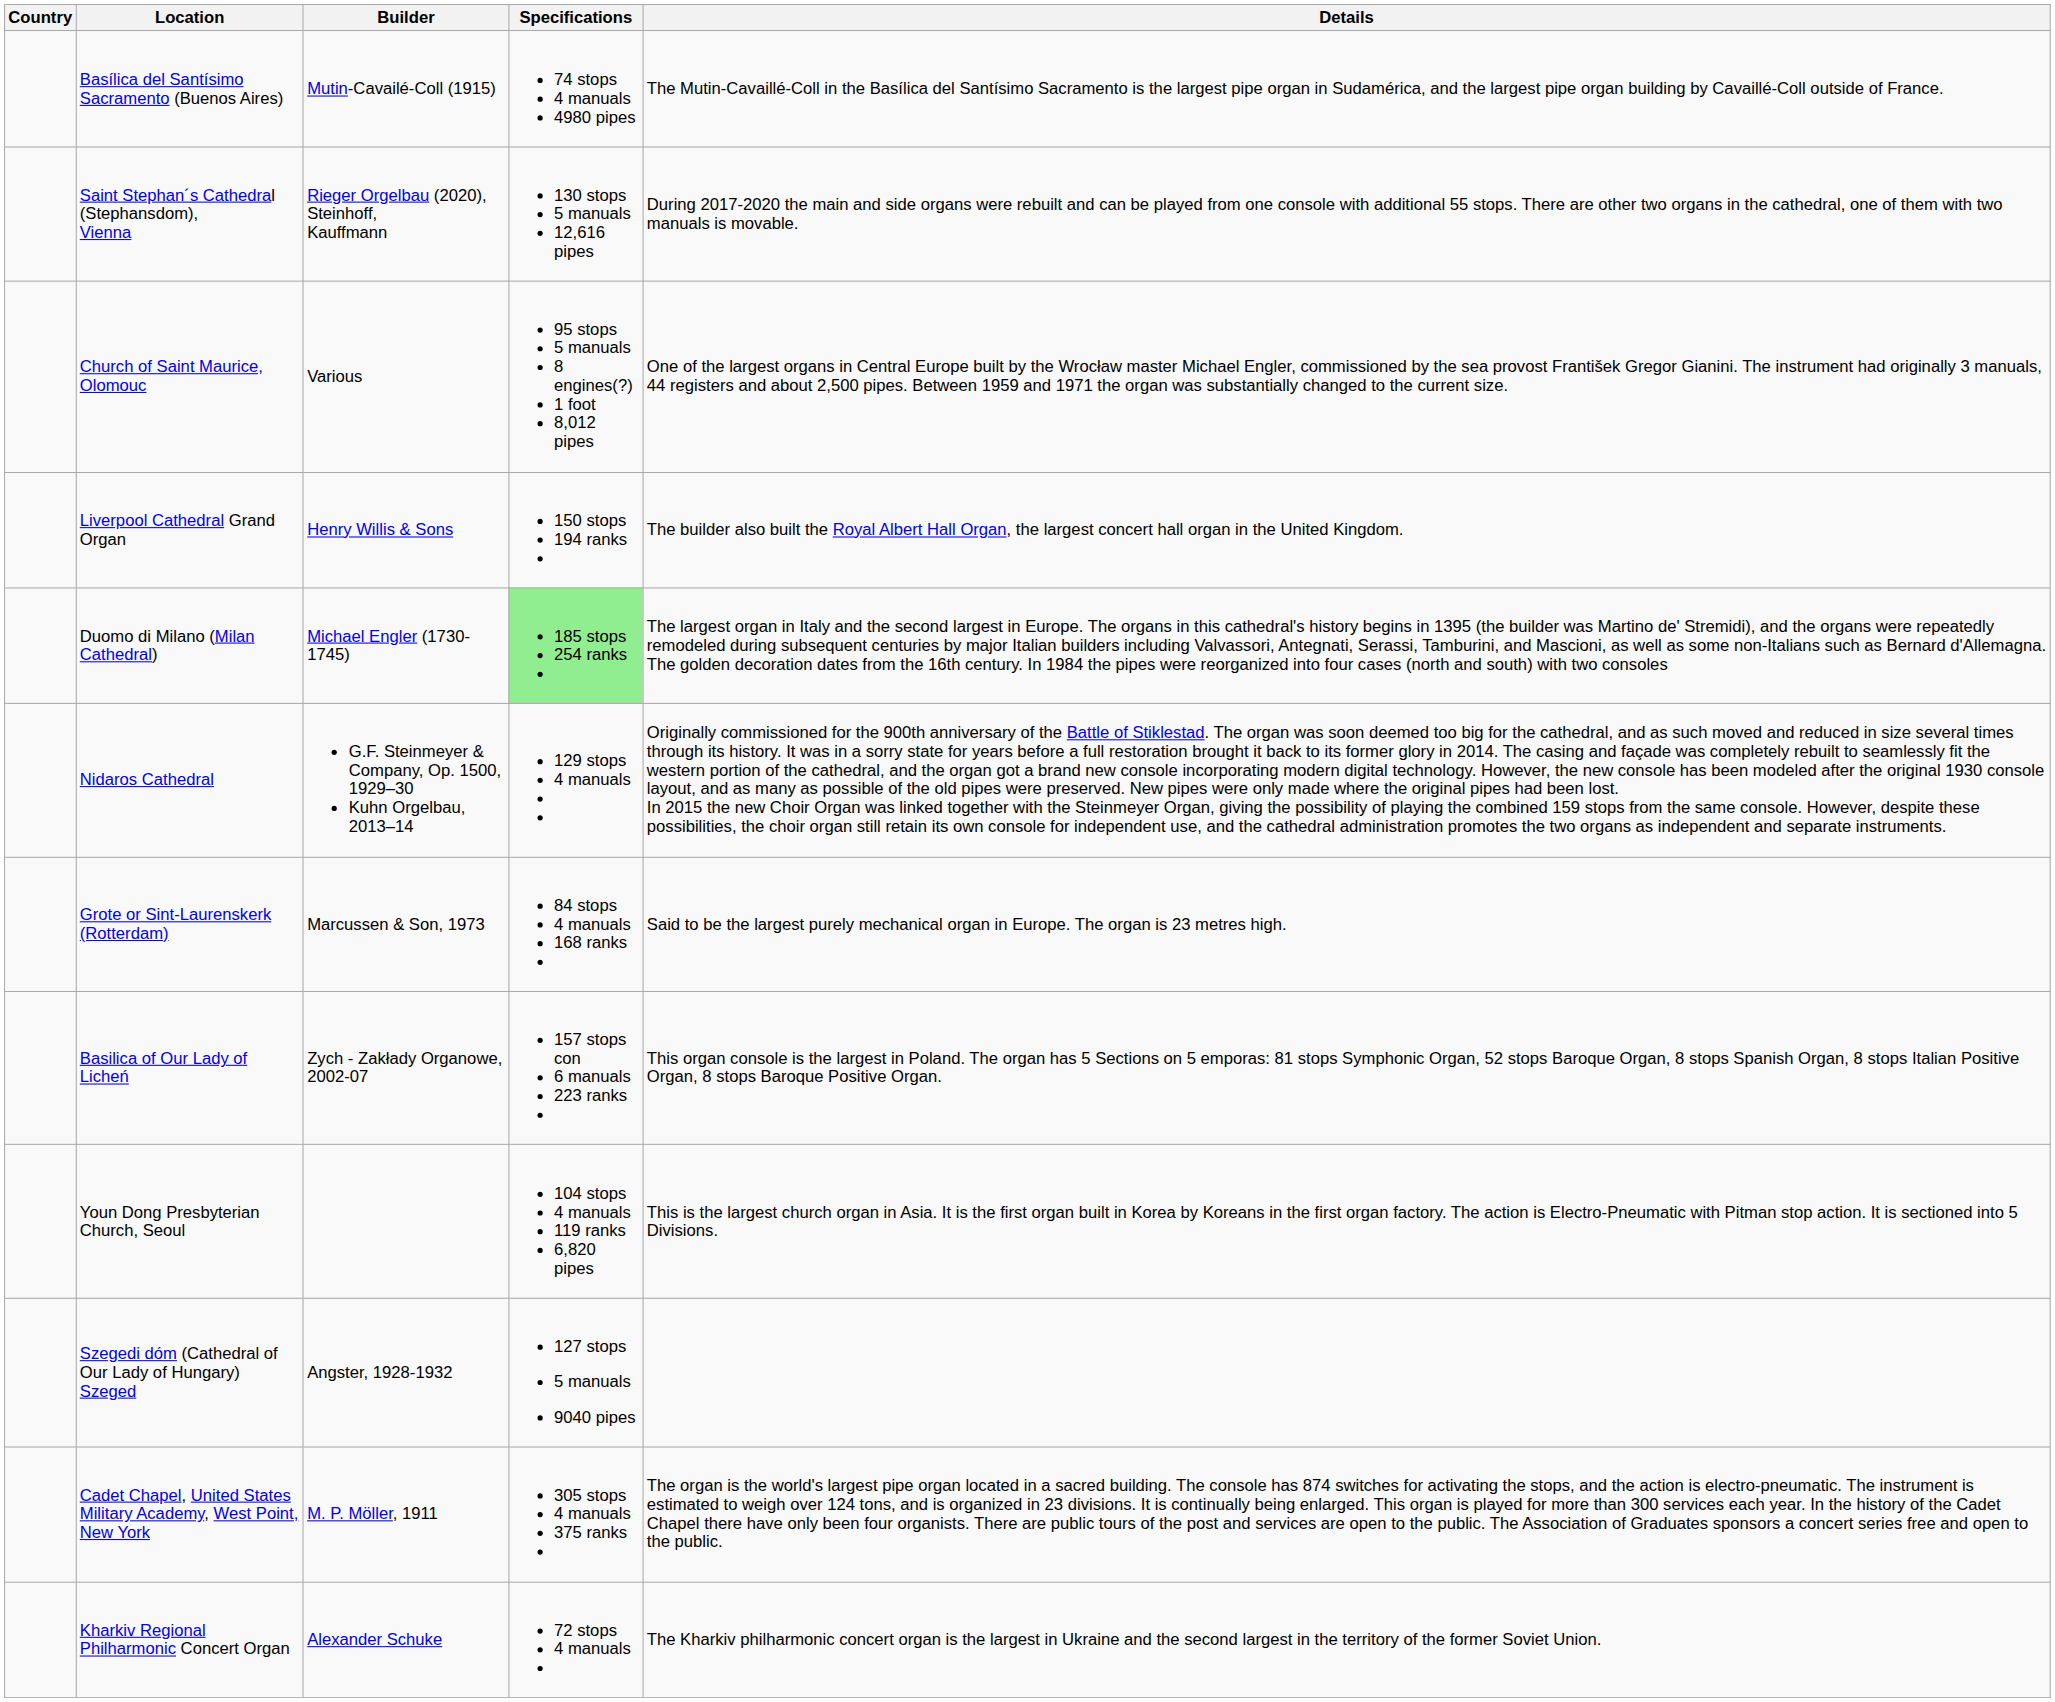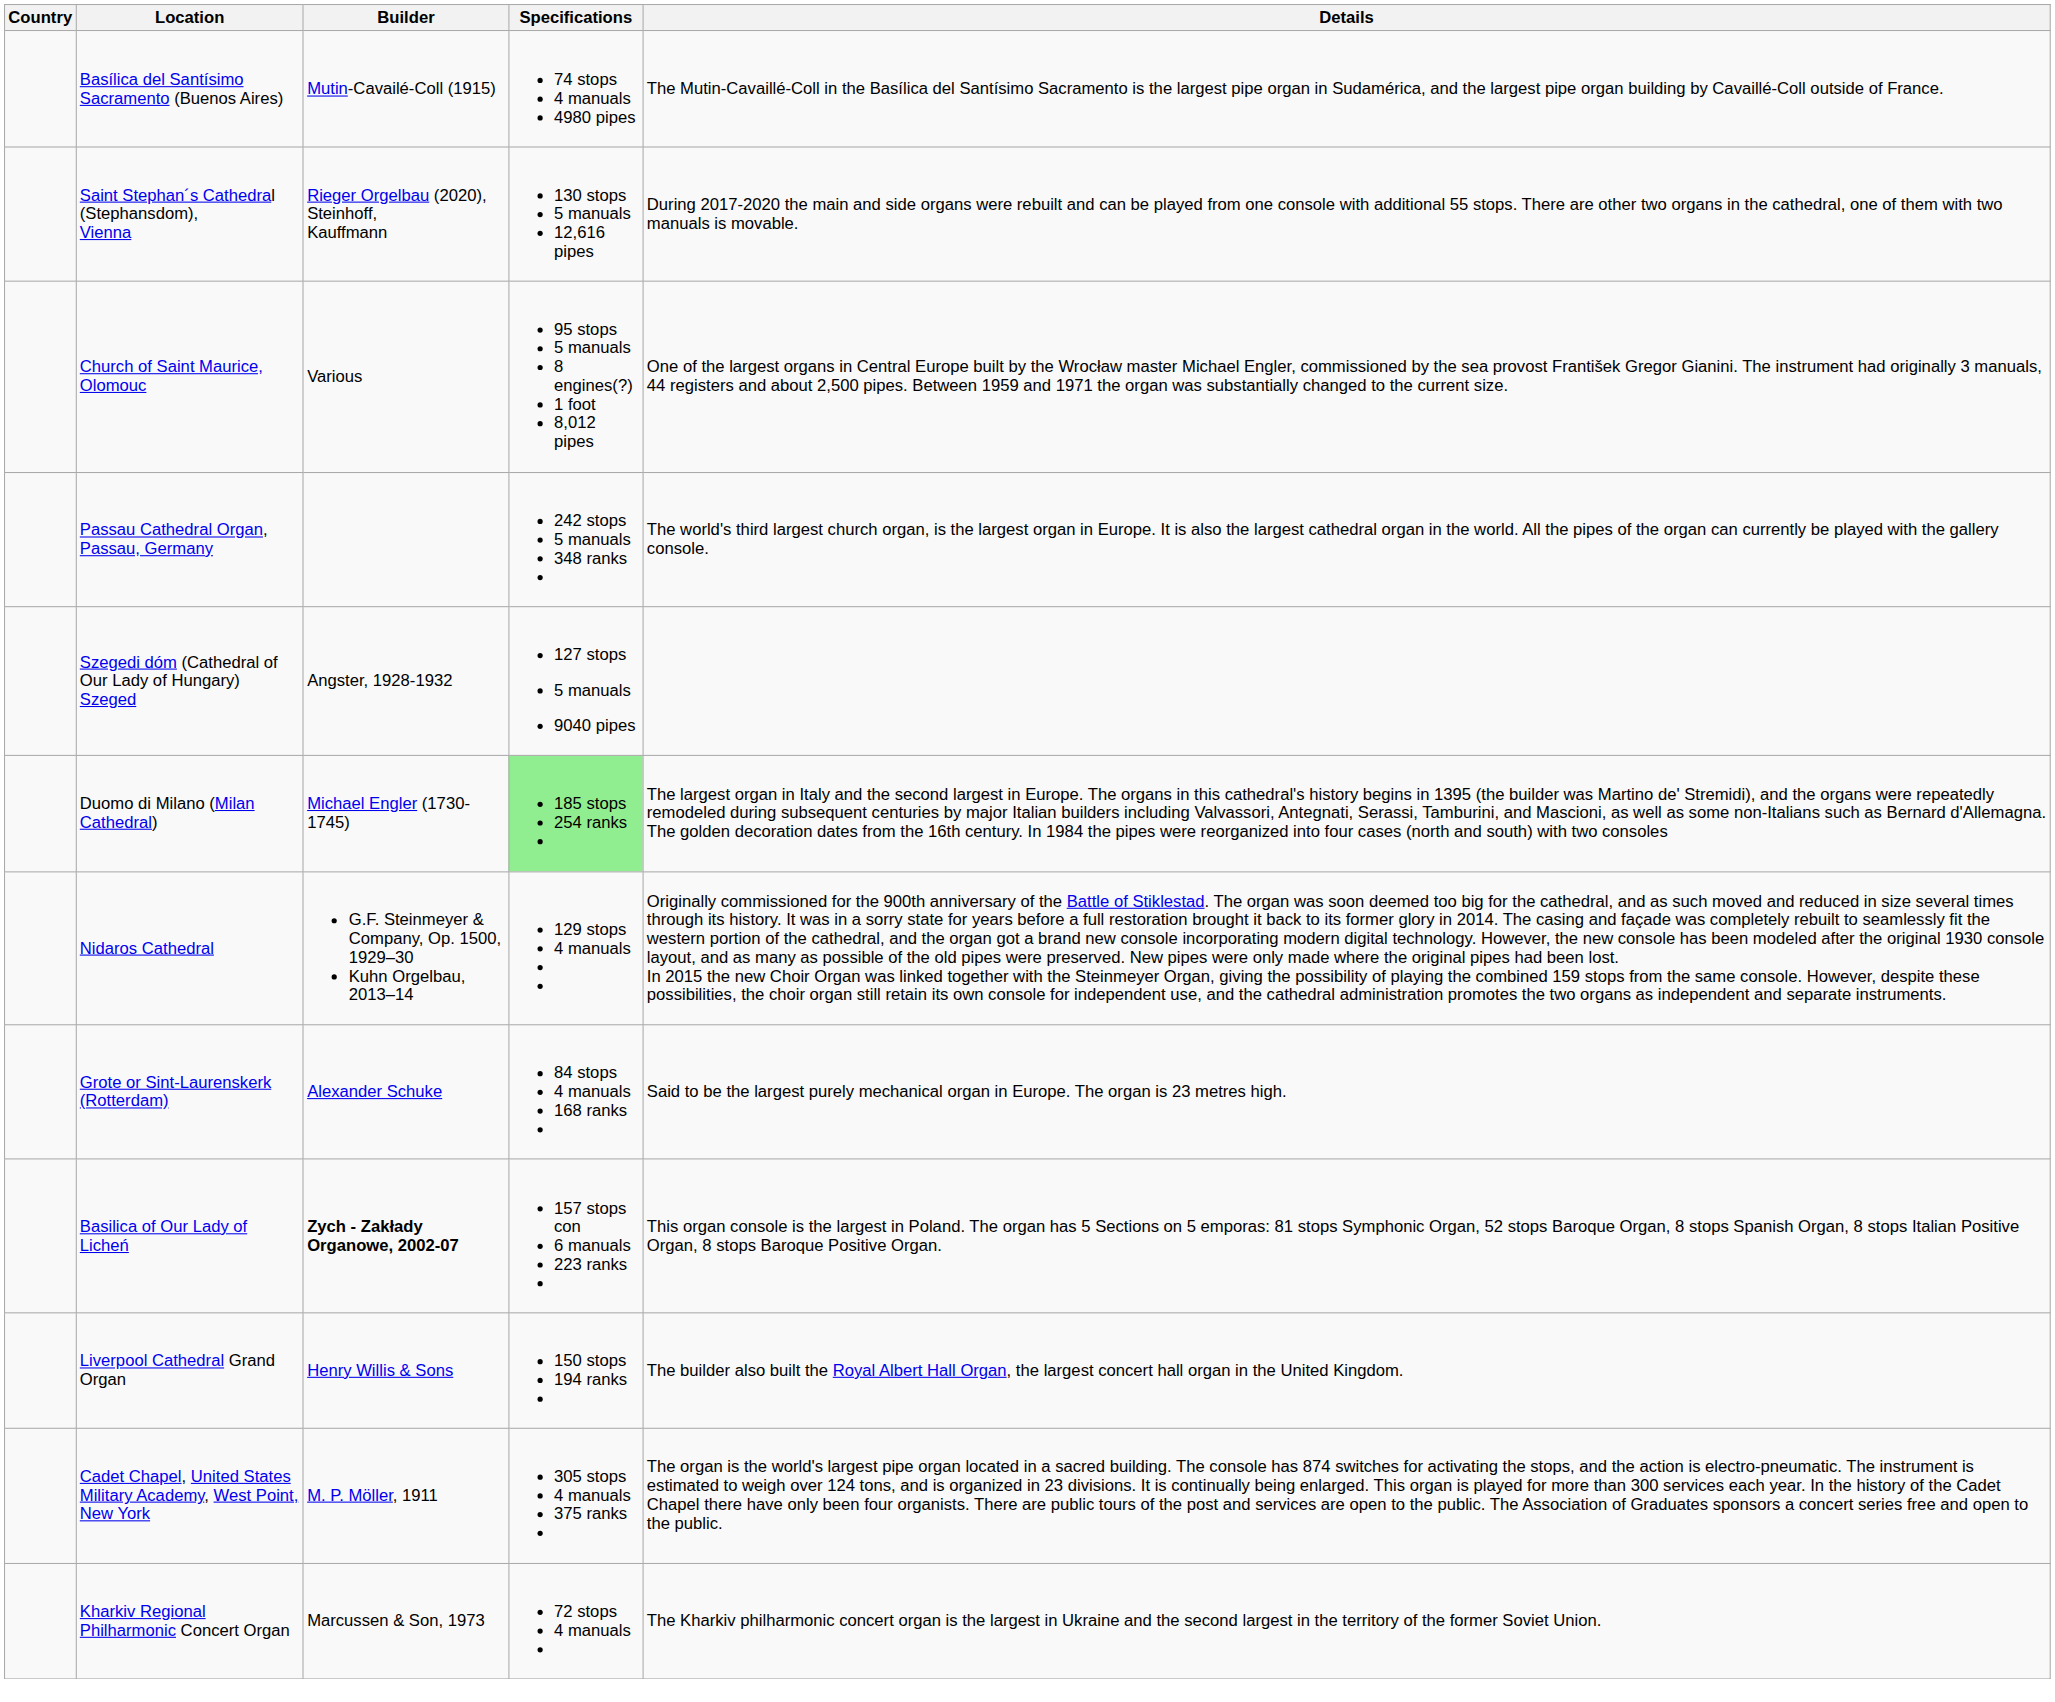+ row: (174, 539)
rows swapped: (179, 1372) <-> (177, 529)
(396, 924) Marcussen & Son, 1973 -> (375, 1092) Alexander Schuke
(405, 1068) normal -> (383, 1235) bold
- row: (170, 1221)
(375, 1639) Alexander Schuke -> (396, 1620) Marcussen & Son, 1973
